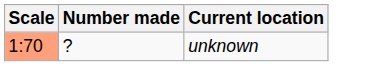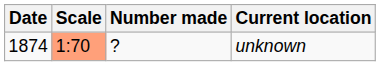+ column: (28, 18)
